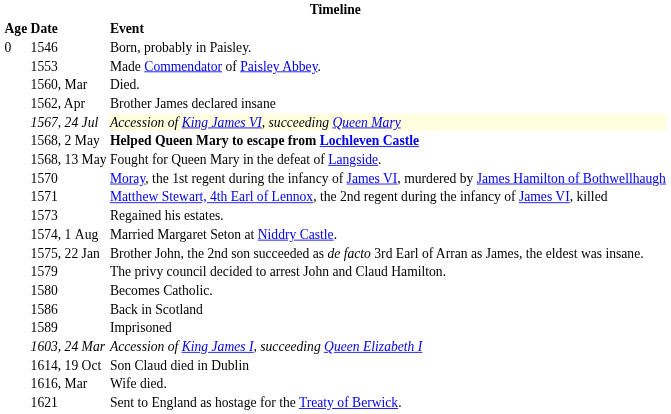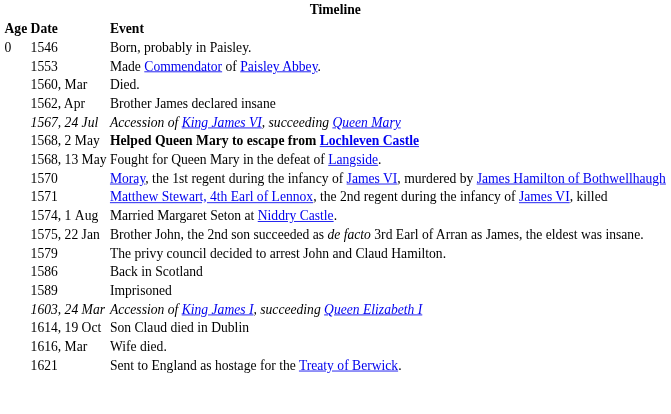(255, 122) lightyellow background -> (255, 122) no background
- row: (44, 215)
- row: (44, 290)
